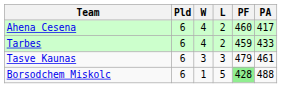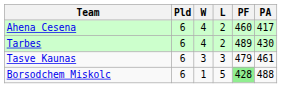(243, 44) 459 -> (243, 44) 489
(265, 44) 433 -> (265, 44) 430
